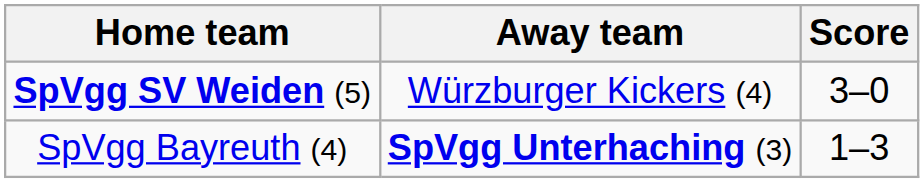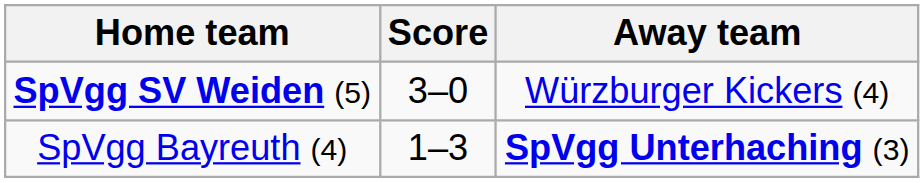columns swapped: (590, 33) <-> (859, 33)
